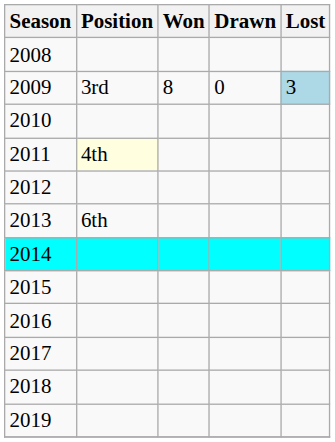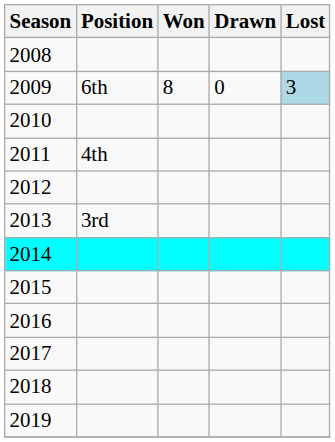(95, 87) 3rd -> (94, 87) 6th
(94, 154) lightyellow background -> (94, 154) no background
(94, 220) 6th -> (95, 220) 3rd
